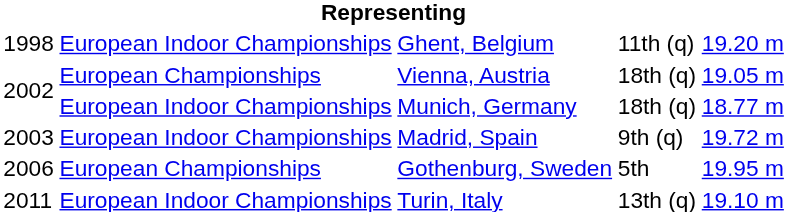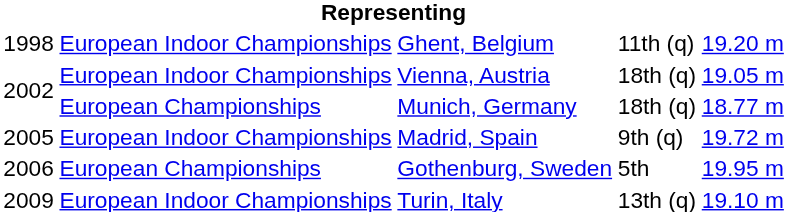(190, 75) European Championships -> (226, 75) European Indoor Championships
(226, 106) European Indoor Championships -> (190, 106) European Championships
(29, 137) 2003 -> (29, 137) 2005
(28, 200) 2011 -> (29, 200) 2009
